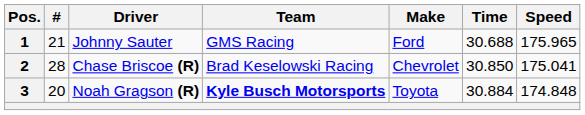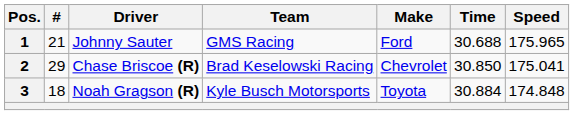(57, 66) 28 -> (57, 66) 29
(57, 91) 20 -> (57, 91) 18
(296, 91) bold -> (288, 91) normal
